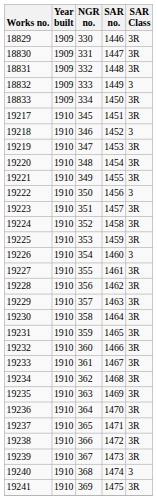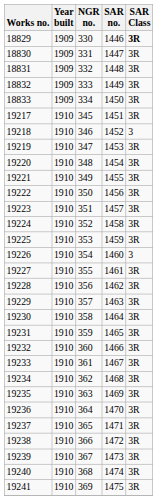(134, 38) normal -> (134, 38) bold
(131, 85) 3 -> (134, 85) 3R
(131, 193) 3 -> (134, 193) 3R
(131, 472) 3 -> (134, 472) 3R
